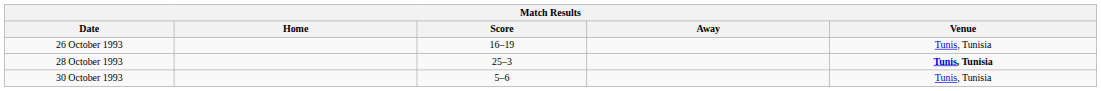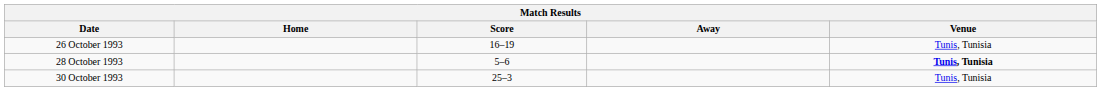(502, 62) 25–3 -> (502, 62) 5–6
(502, 78) 5–6 -> (502, 78) 25–3
